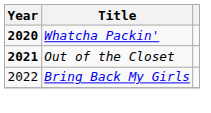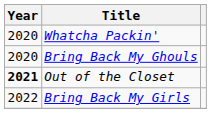(23, 36) bold -> (23, 36) normal
+ row: (121, 56)
